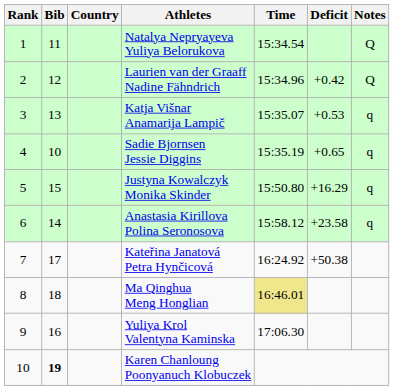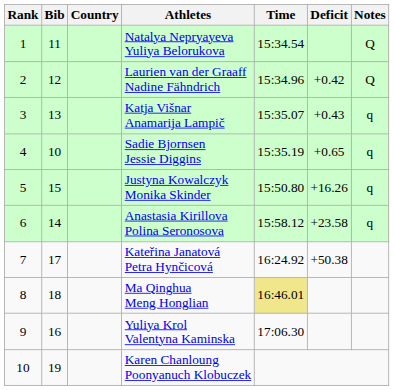(329, 115) +0.53 -> (329, 115) +0.43
(329, 187) +16.29 -> (329, 187) +16.26
(55, 367) bold -> (55, 367) normal
